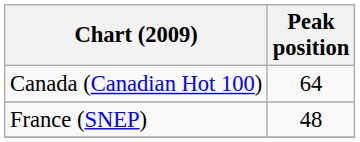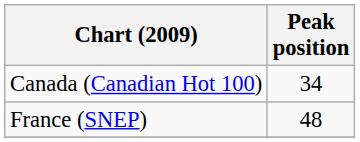(311, 83) 64 -> (311, 83) 34
